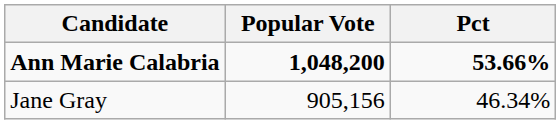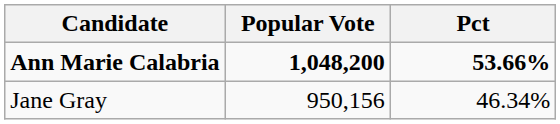(346, 99) 905,156 -> (346, 99) 950,156
